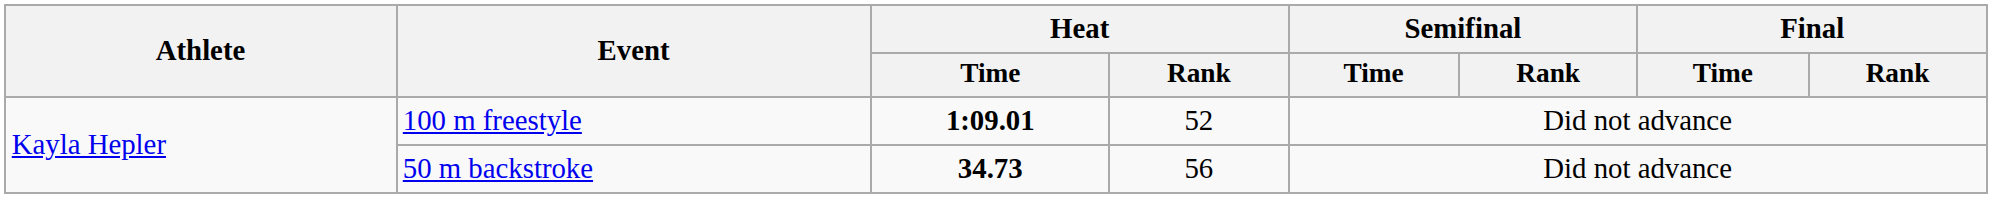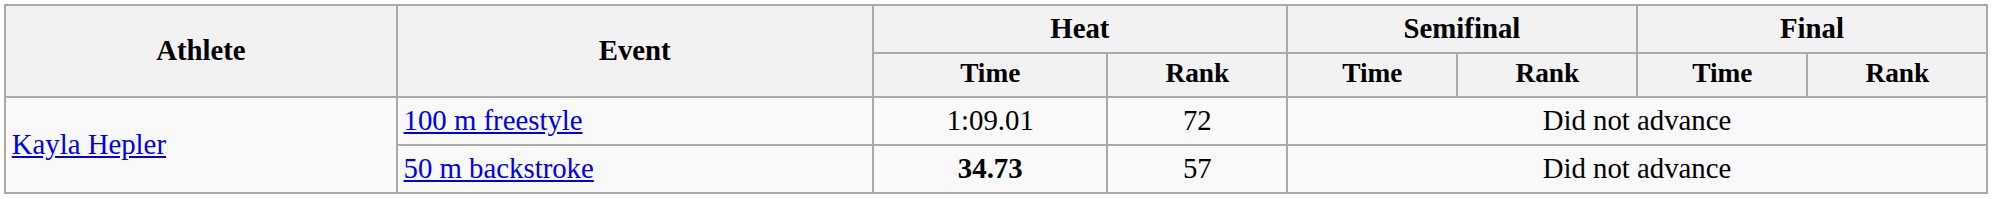(990, 121) bold -> (990, 121) normal
(1199, 121) 52 -> (1197, 121) 72
(1199, 168) 56 -> (1197, 168) 57
